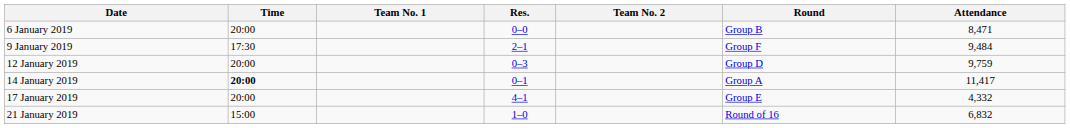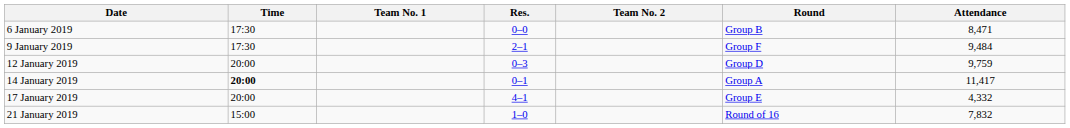(243, 30) 20:00 -> (243, 30) 17:30
(980, 115) 6,832 -> (980, 115) 7,832
